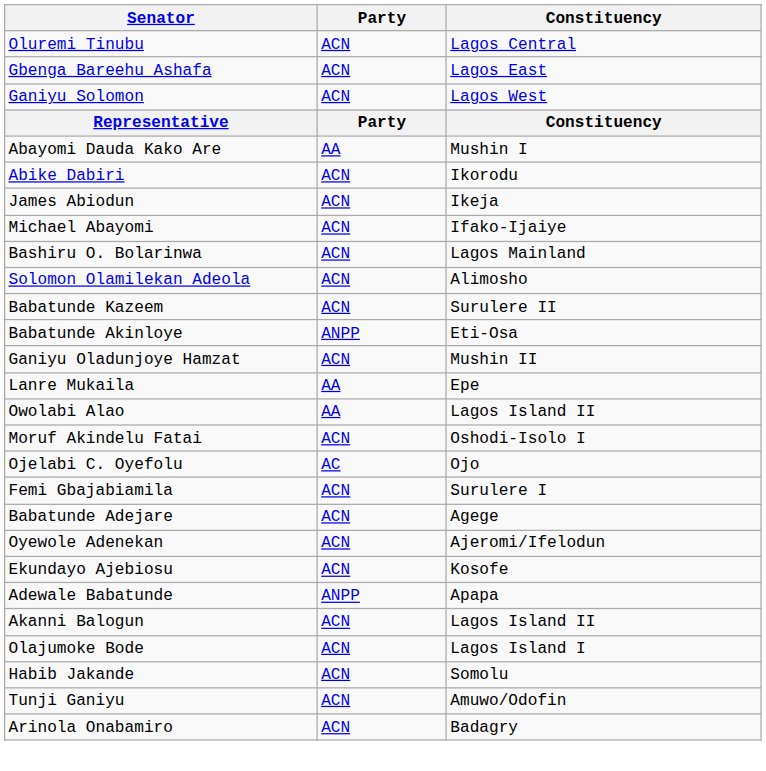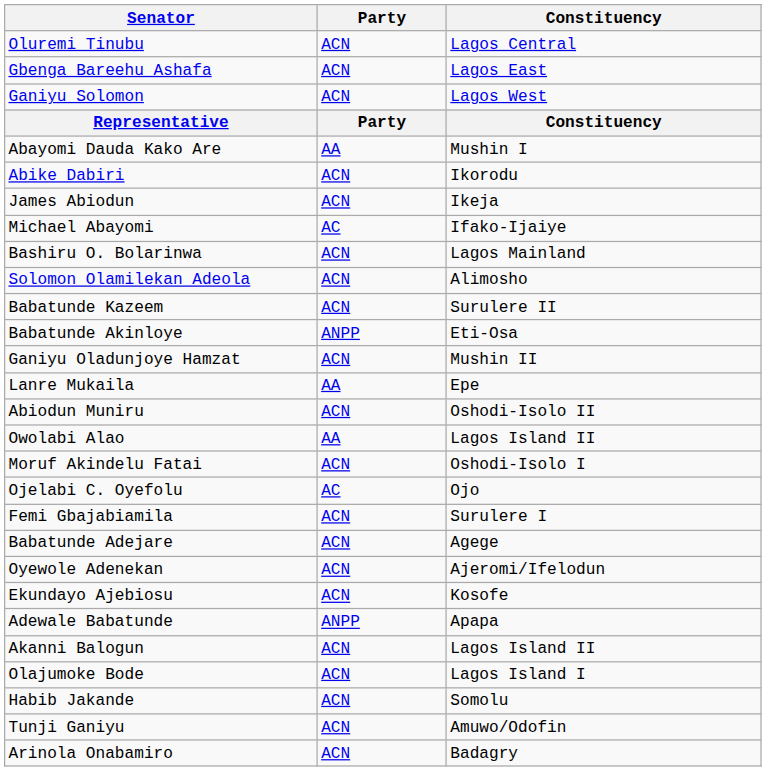(336, 228) ACN -> (331, 228) AC
+ row: (76, 412)
